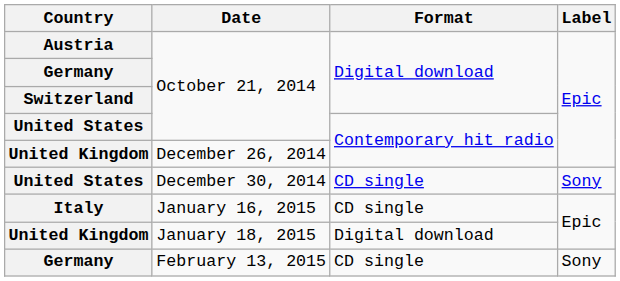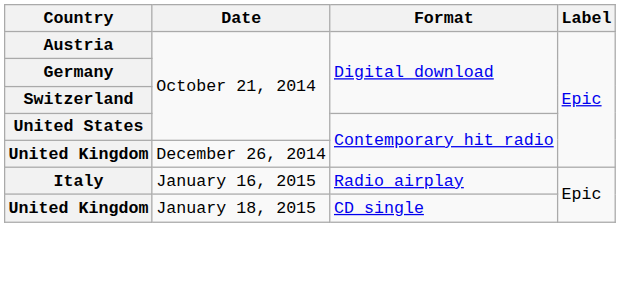- row: (78, 181)
(379, 208) CD single -> (399, 181) Radio airplay
(414, 235) Digital download -> (379, 208) CD single
- row: (78, 262)
